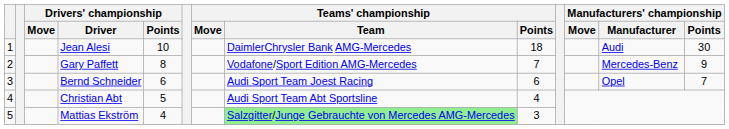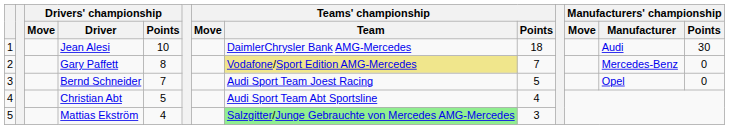(322, 64) no background -> (322, 64) khaki background
(704, 64) 9 -> (704, 64) 0
(163, 81) 6 -> (163, 81) 7
(536, 81) 6 -> (536, 81) 5
(704, 81) 7 -> (704, 81) 0
